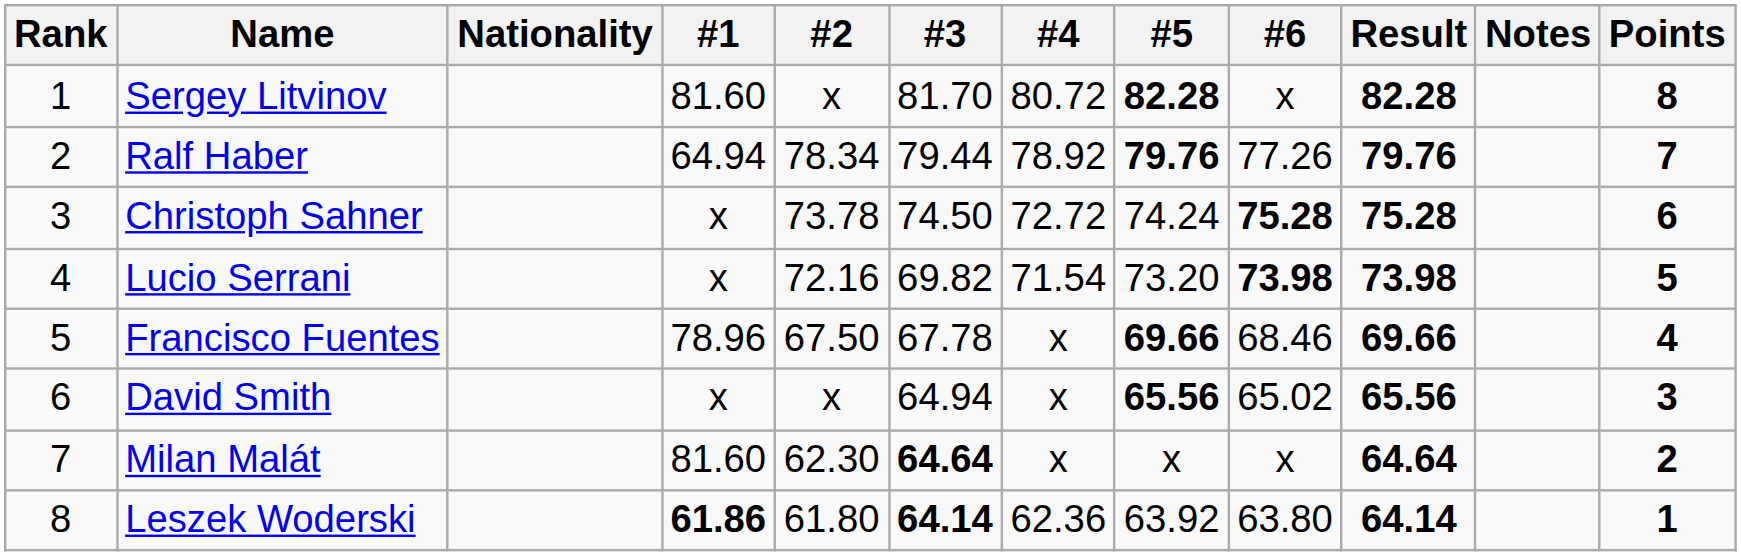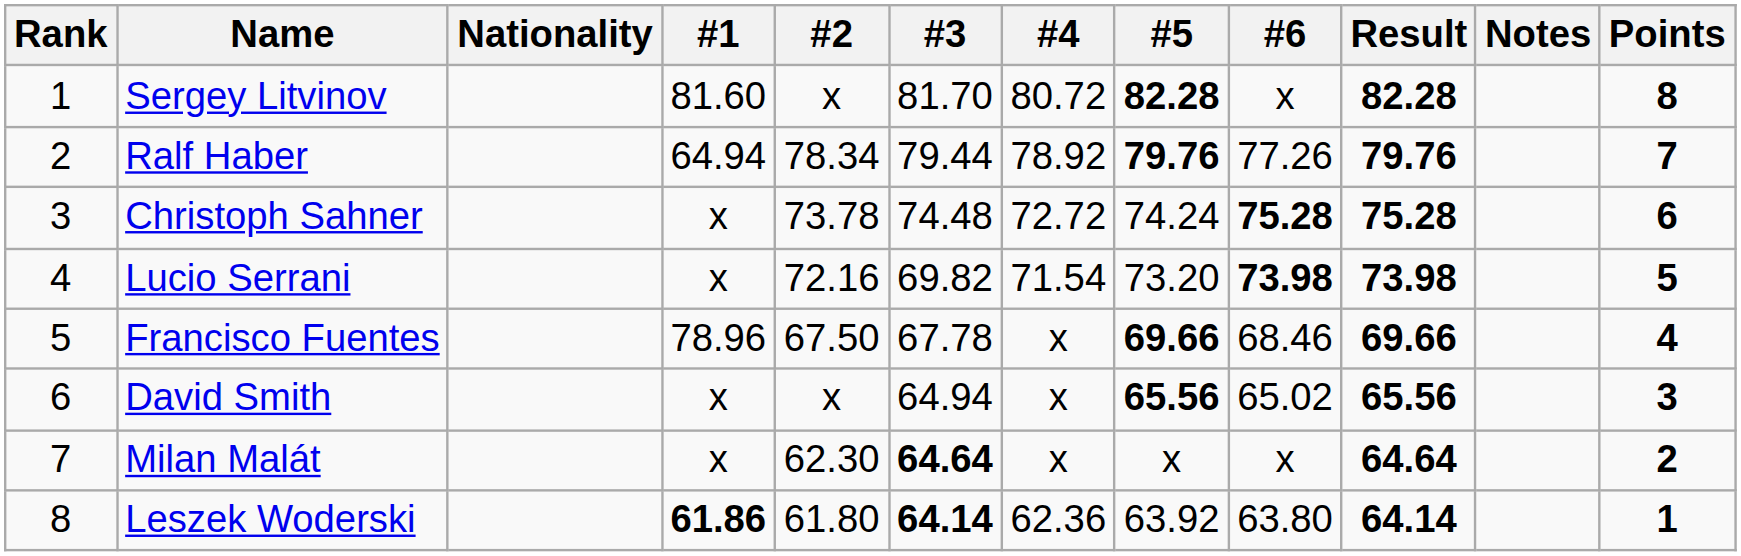(945, 216) 74.50 -> (945, 216) 74.48
(718, 459) 81.60 -> (718, 459) x
